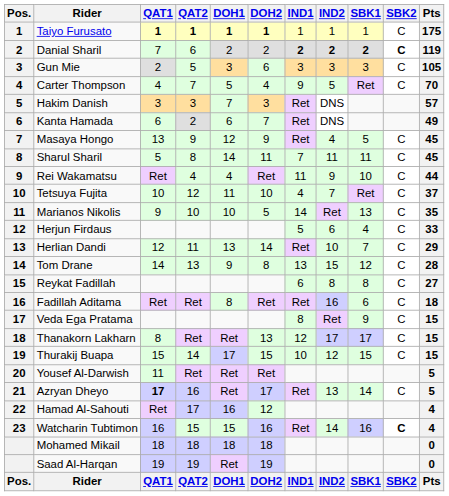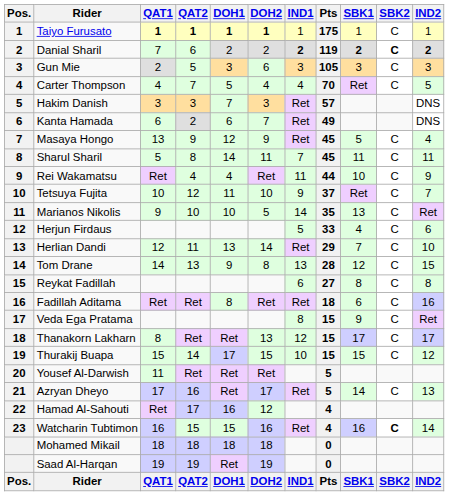columns swapped: (332, 13) <-> (432, 13)
(301, 85) 9 -> (301, 85) 4
(301, 193) 4 -> (301, 193) 9
(158, 391) bold -> (158, 391) normal
